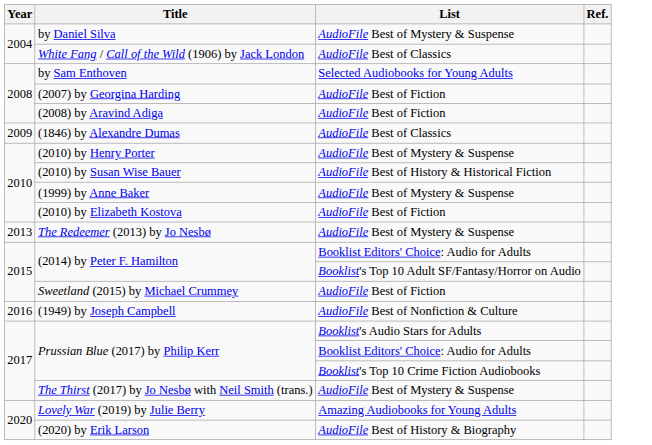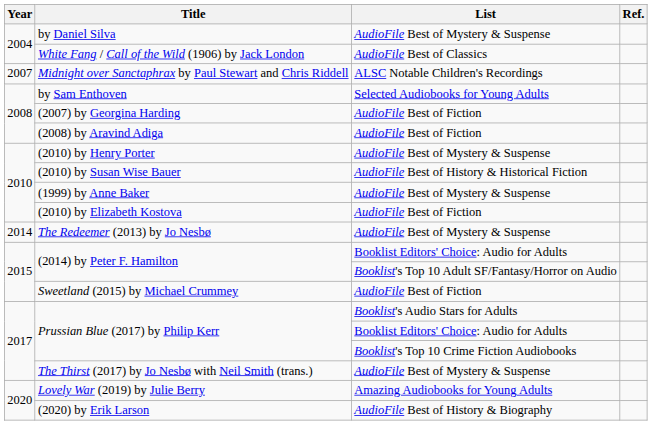+ row: (193, 73)
- row: (109, 133)
(20, 232) 2013 -> (20, 232) 2014
- row: (107, 311)
